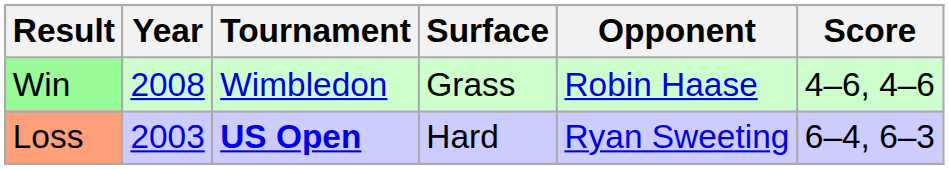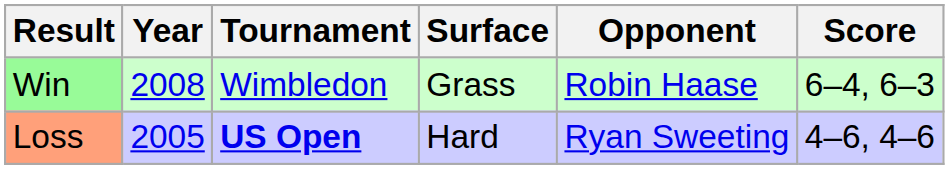(870, 84) 4–6, 4–6 -> (870, 84) 6–4, 6–3
(168, 137) 2003 -> (168, 137) 2005
(870, 137) 6–4, 6–3 -> (870, 137) 4–6, 4–6
